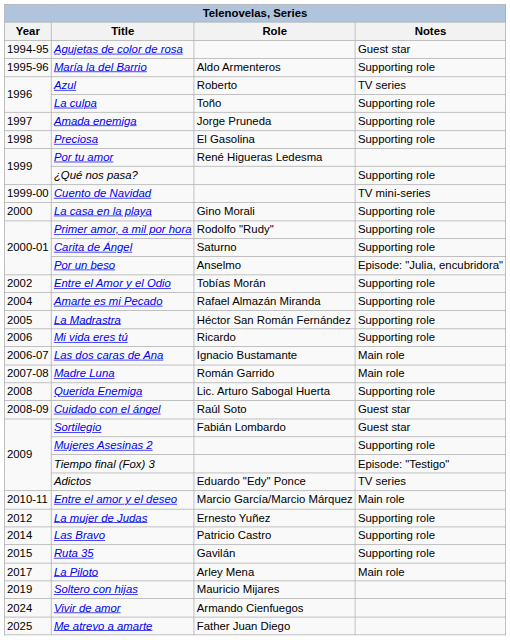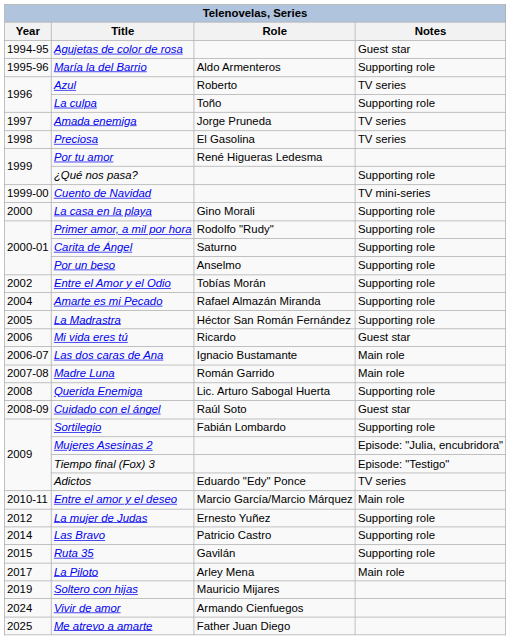(396, 121) Supporting role -> (382, 121) TV series
(396, 139) Supporting role -> (382, 139) TV series
(430, 265) Episode: "Julia, encubridora" -> (396, 265) Supporting role
(396, 337) Supporting role -> (384, 337) Guest star
(384, 427) Guest star -> (396, 427) Supporting role
(396, 445) Supporting role -> (430, 445) Episode: "Julia, encubridora"
